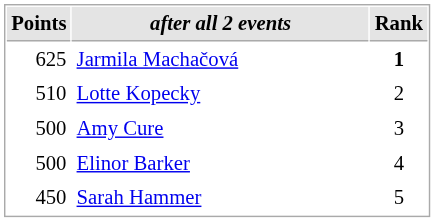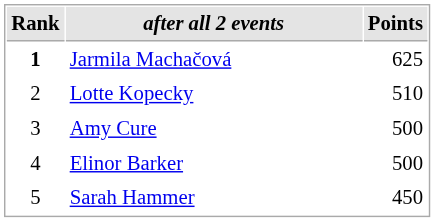columns swapped: (399, 23) <-> (39, 23)
